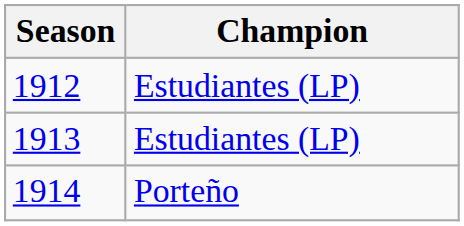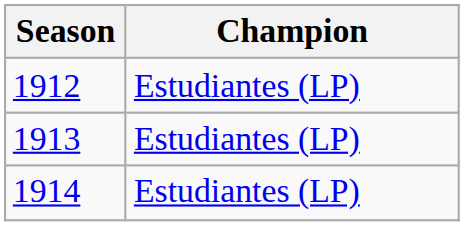(186, 191) Porteño -> (247, 191) Estudiantes (LP)
